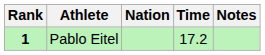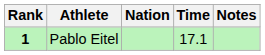(193, 38) 17.2 -> (193, 38) 17.1
